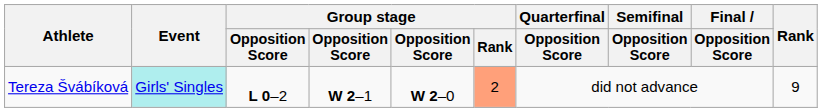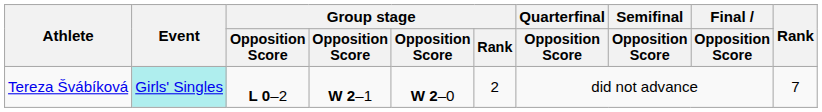(495, 87) lightsalmon background -> (495, 87) no background
(795, 87) 9 -> (795, 87) 7
